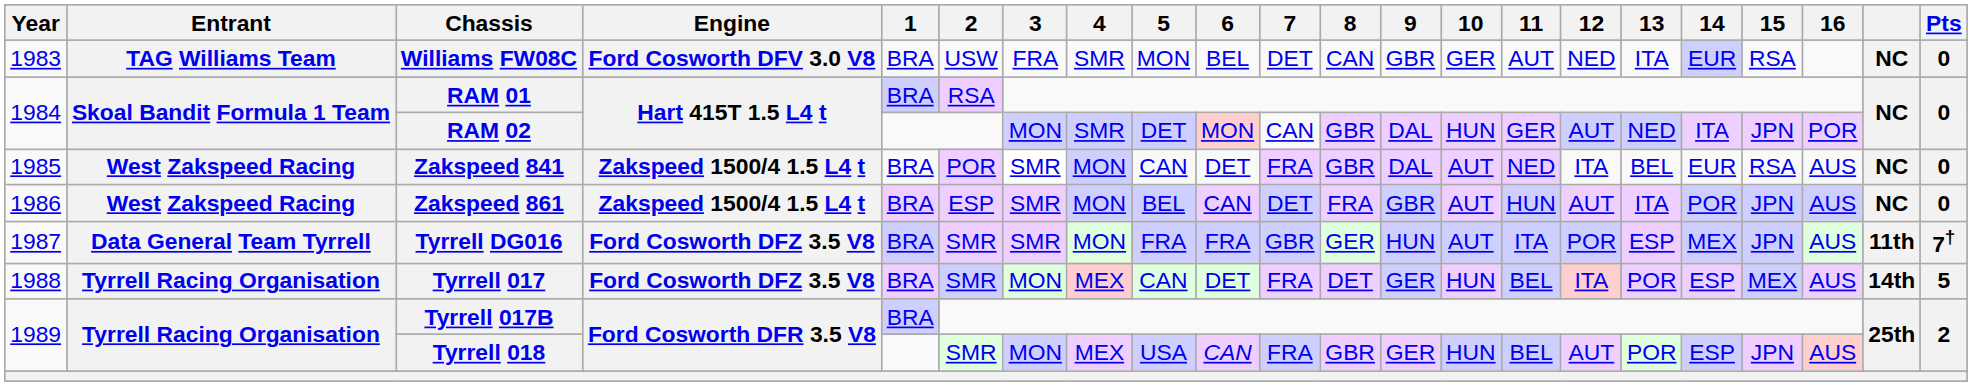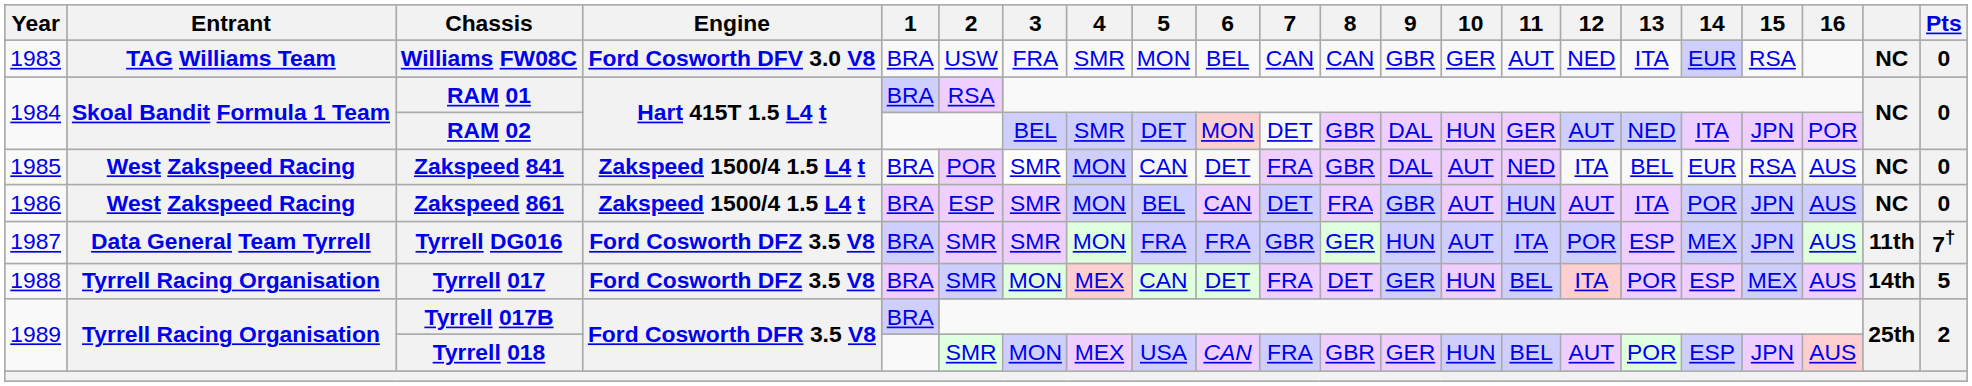(1290, 58) DET -> (1290, 58) CAN
(1035, 130) MON -> (1035, 130) BEL
(1290, 130) CAN -> (1290, 130) DET
